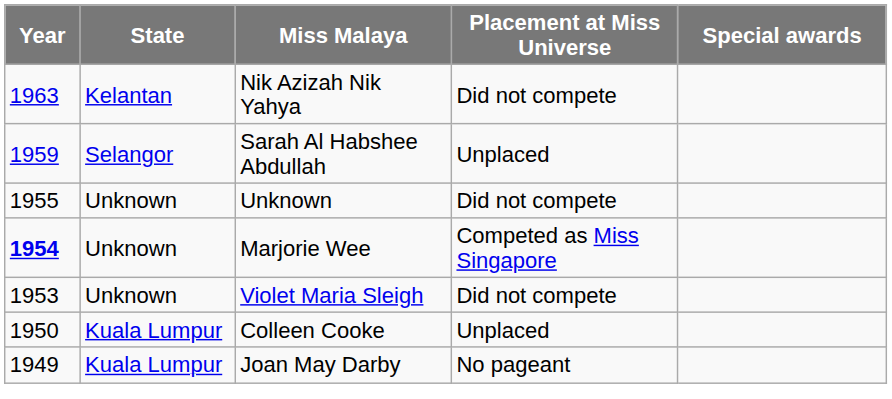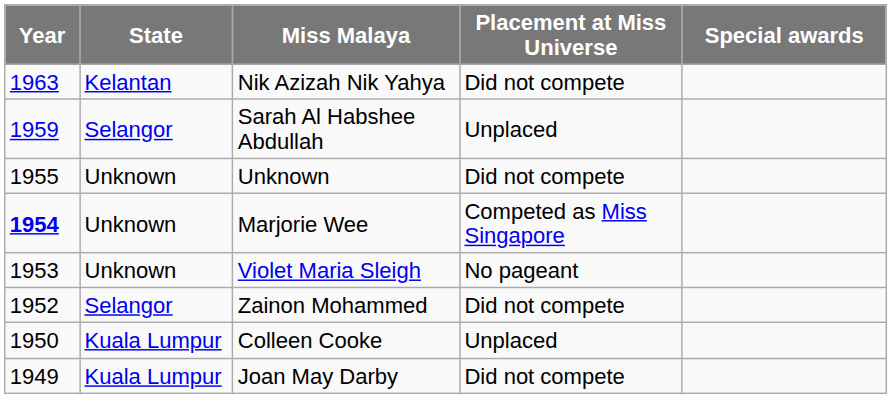(537, 295) Did not compete -> (521, 271) No pageant
+ row: (333, 306)
(513, 365) No pageant -> (545, 375) Did not compete
